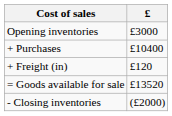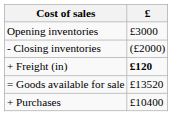rows swapped: (34, 48) <-> (54, 102)
(141, 66) normal -> (141, 66) bold
